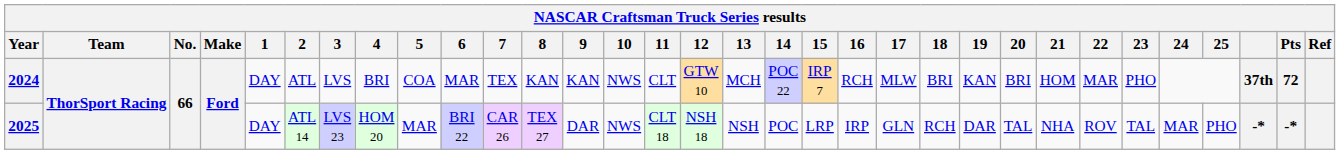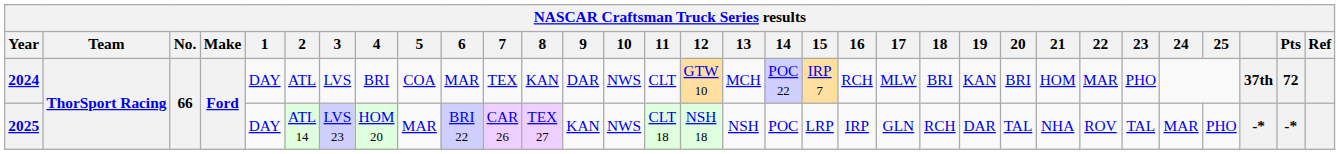(583, 80) KAN -> (583, 80) DAR
(583, 126) DAR -> (583, 126) KAN
